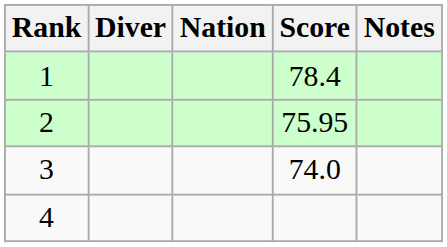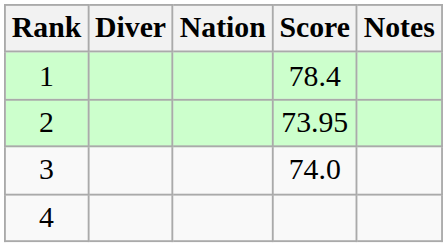(315, 122) 75.95 -> (315, 122) 73.95
